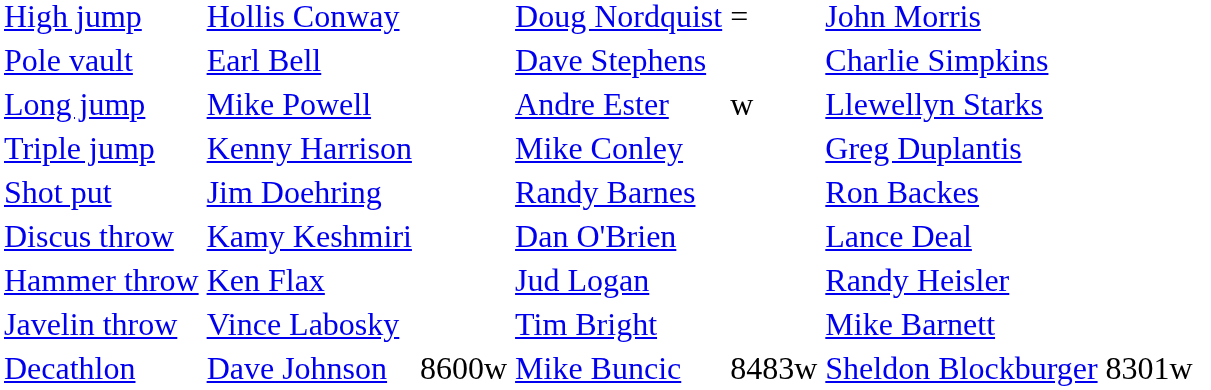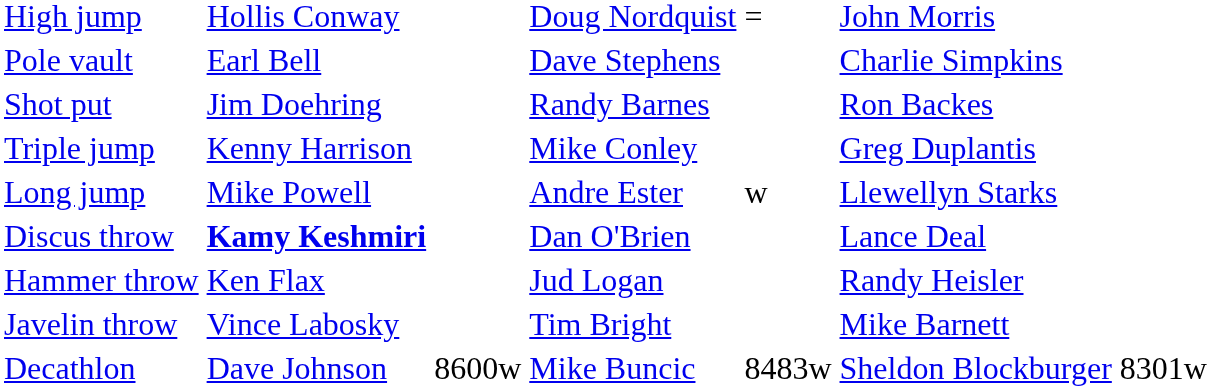rows swapped: (75, 104) <-> (58, 192)
(309, 236) normal -> (316, 236) bold
